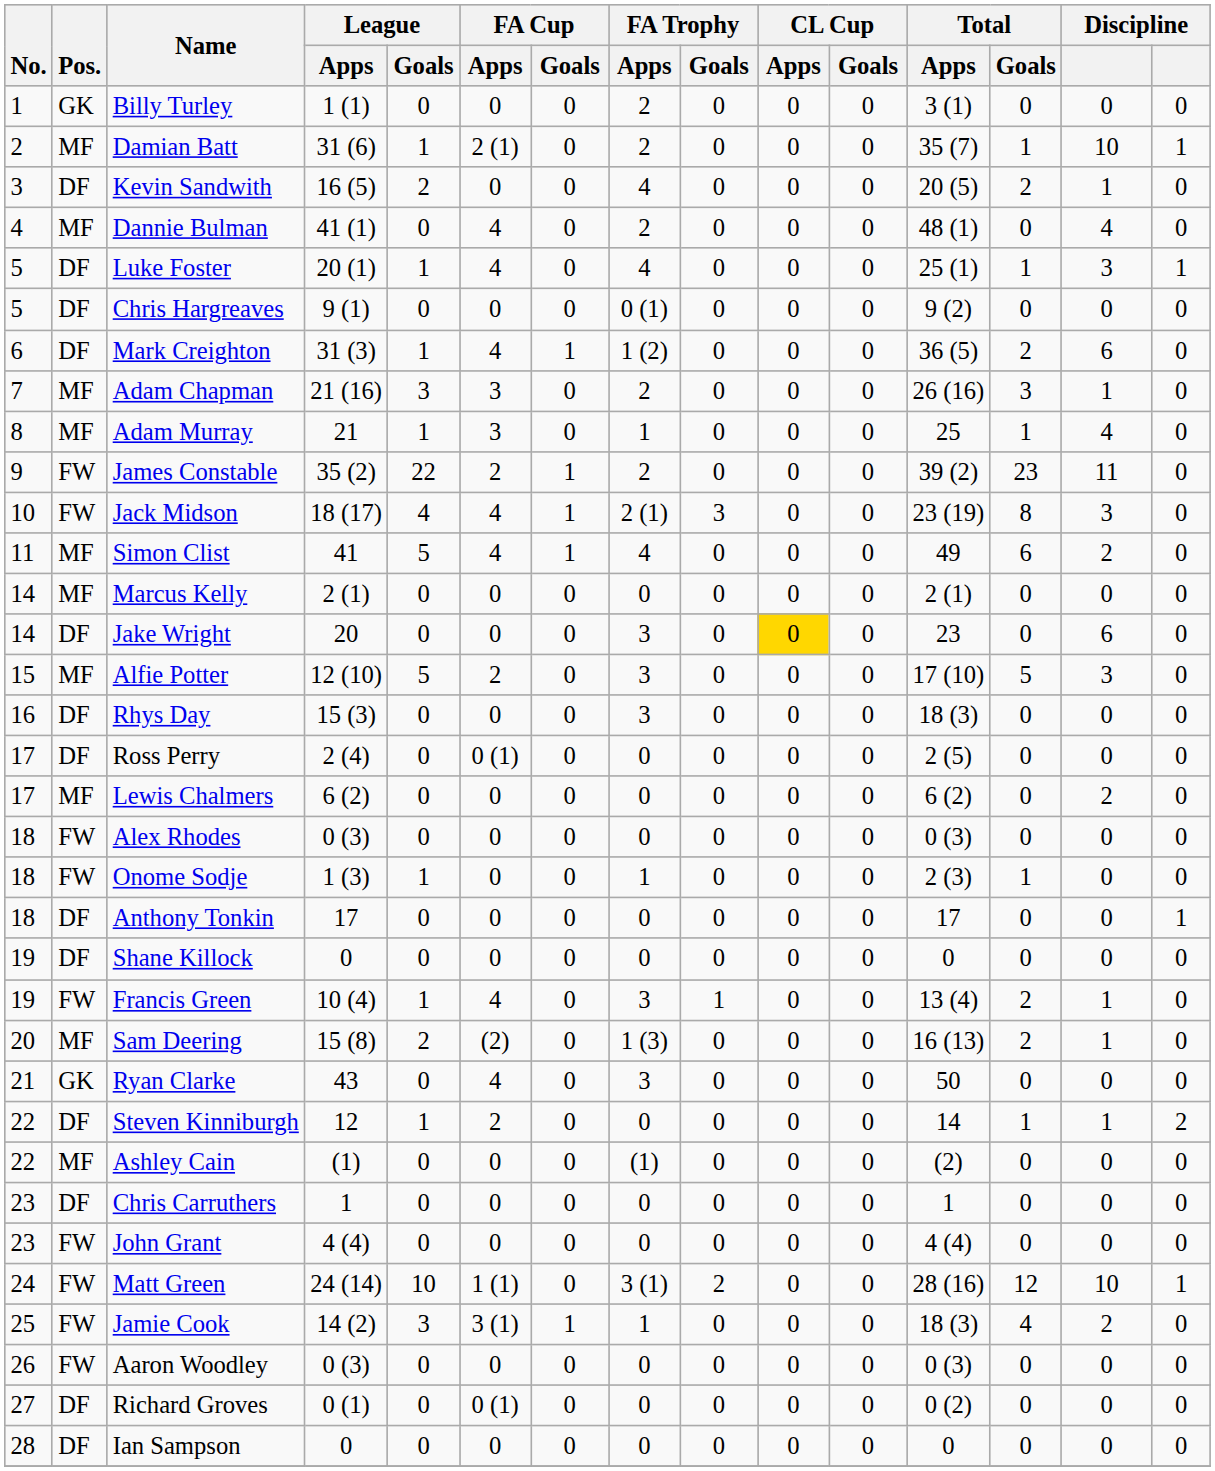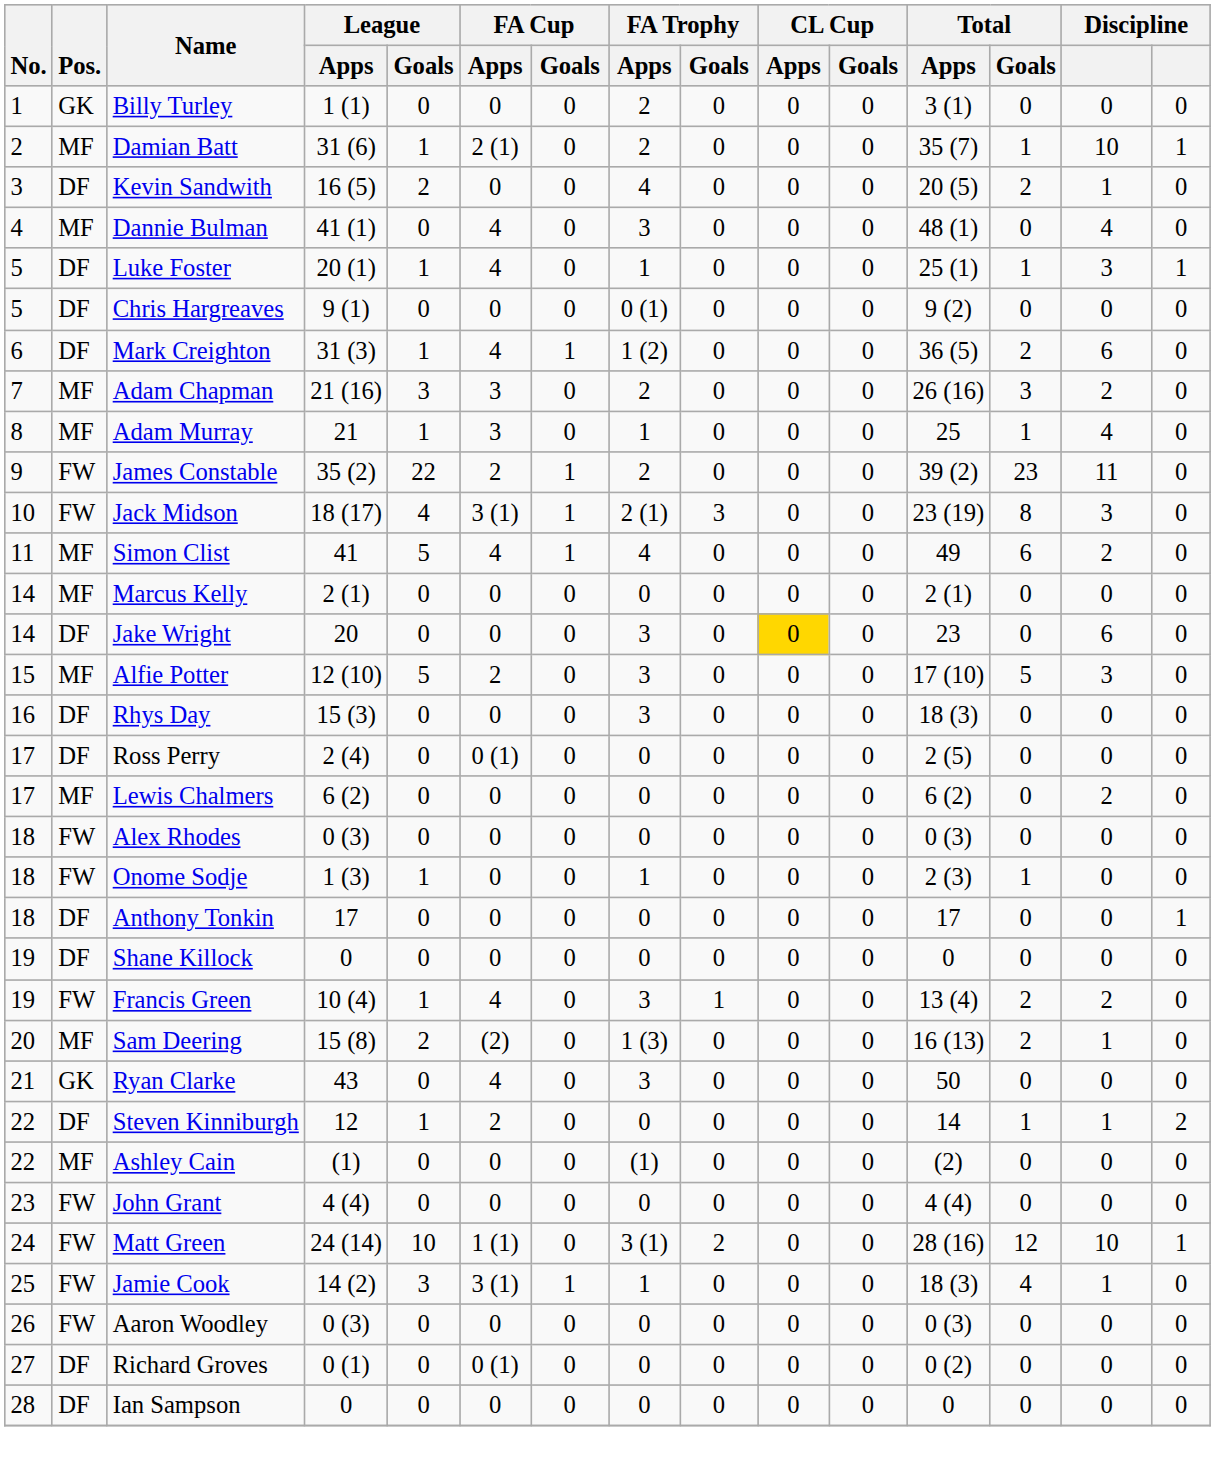(644, 227) 2 -> (644, 227) 3
(644, 268) 4 -> (644, 268) 1
(1107, 390) 1 -> (1107, 390) 2
(495, 512) 4 -> (495, 512) 3 (1)
(1107, 999) 1 -> (1107, 999) 2
- row: (194, 1202)
(1107, 1324) 2 -> (1107, 1283) 1
